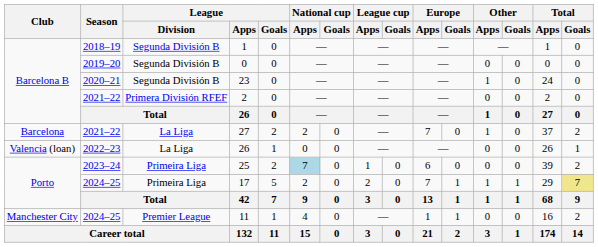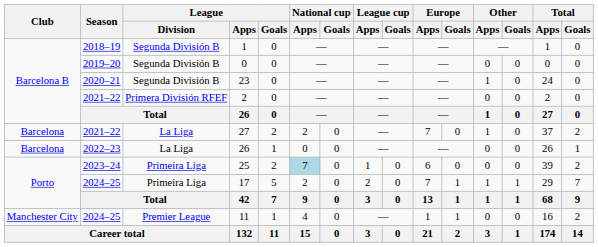(42, 149) Valencia (loan) -> (42, 149) Barcelona
(577, 183) khaki background -> (577, 183) no background
